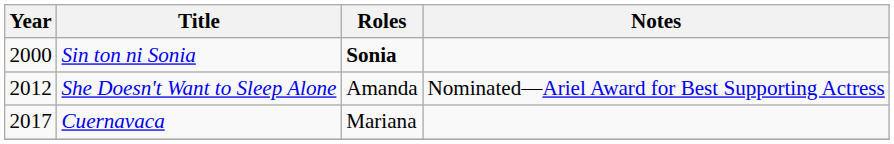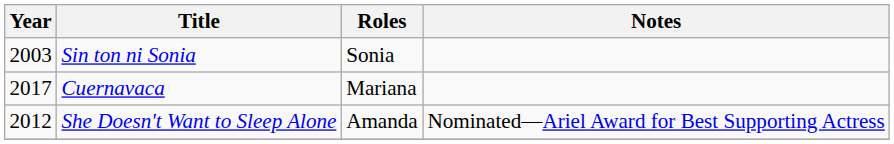(31, 54) 2000 -> (31, 54) 2003
(371, 54) bold -> (370, 54) normal
rows swapped: (199, 88) <-> (113, 121)
